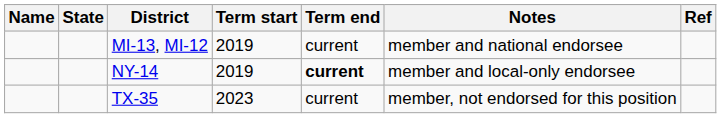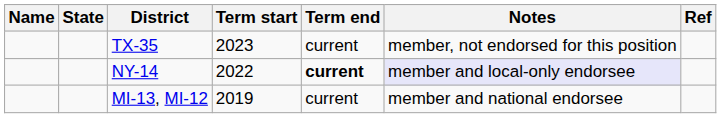rows swapped: (135, 98) <-> (160, 44)
(235, 71) 2019 -> (235, 71) 2022
(512, 71) no background -> (512, 71) lavender background
